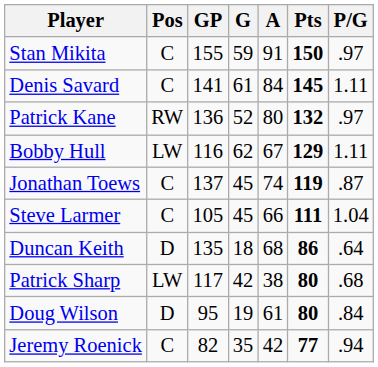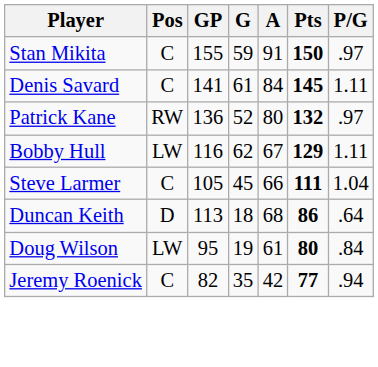- row: (75, 183)
(208, 248) 135 -> (208, 215) 113
- row: (65, 280)
(167, 313) D -> (167, 248) LW
